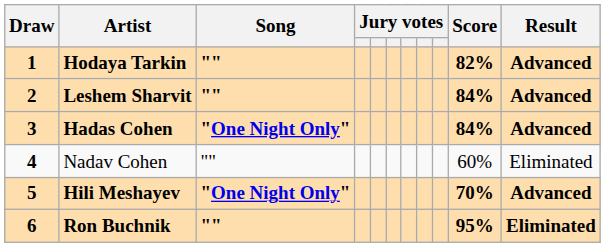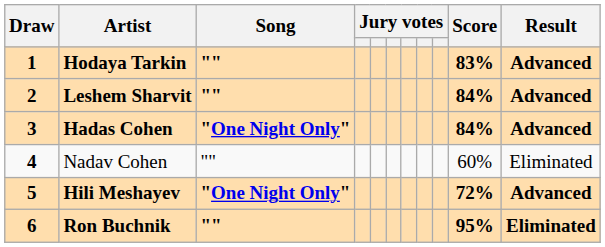(475, 63) 82% -> (475, 63) 83%
(475, 194) 70% -> (475, 194) 72%
